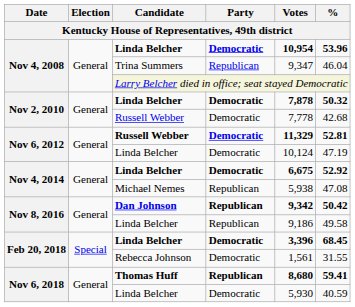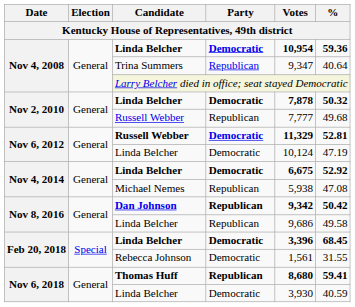(335, 48) 53.96 -> (335, 48) 59.36
(335, 65) 46.04 -> (335, 65) 40.64
(234, 118) Democratic -> (234, 118) Republican
(301, 118) 7,778 -> (301, 118) 7,777
(335, 118) 42.68 -> (335, 118) 49.68
(301, 223) 9,186 -> (301, 223) 9,686
(301, 293) 5,930 -> (301, 293) 3,930
